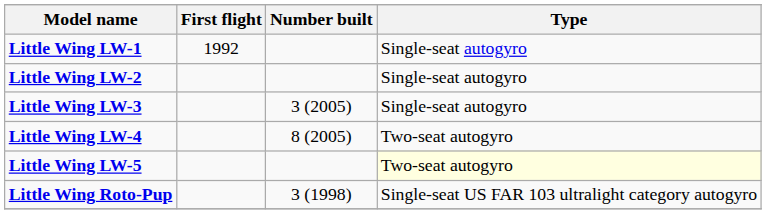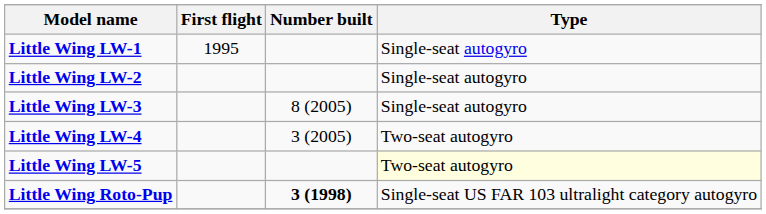(221, 48) 1992 -> (221, 48) 1995
(321, 107) 3 (2005) -> (321, 107) 8 (2005)
(321, 136) 8 (2005) -> (321, 136) 3 (2005)
(321, 194) normal -> (321, 194) bold
